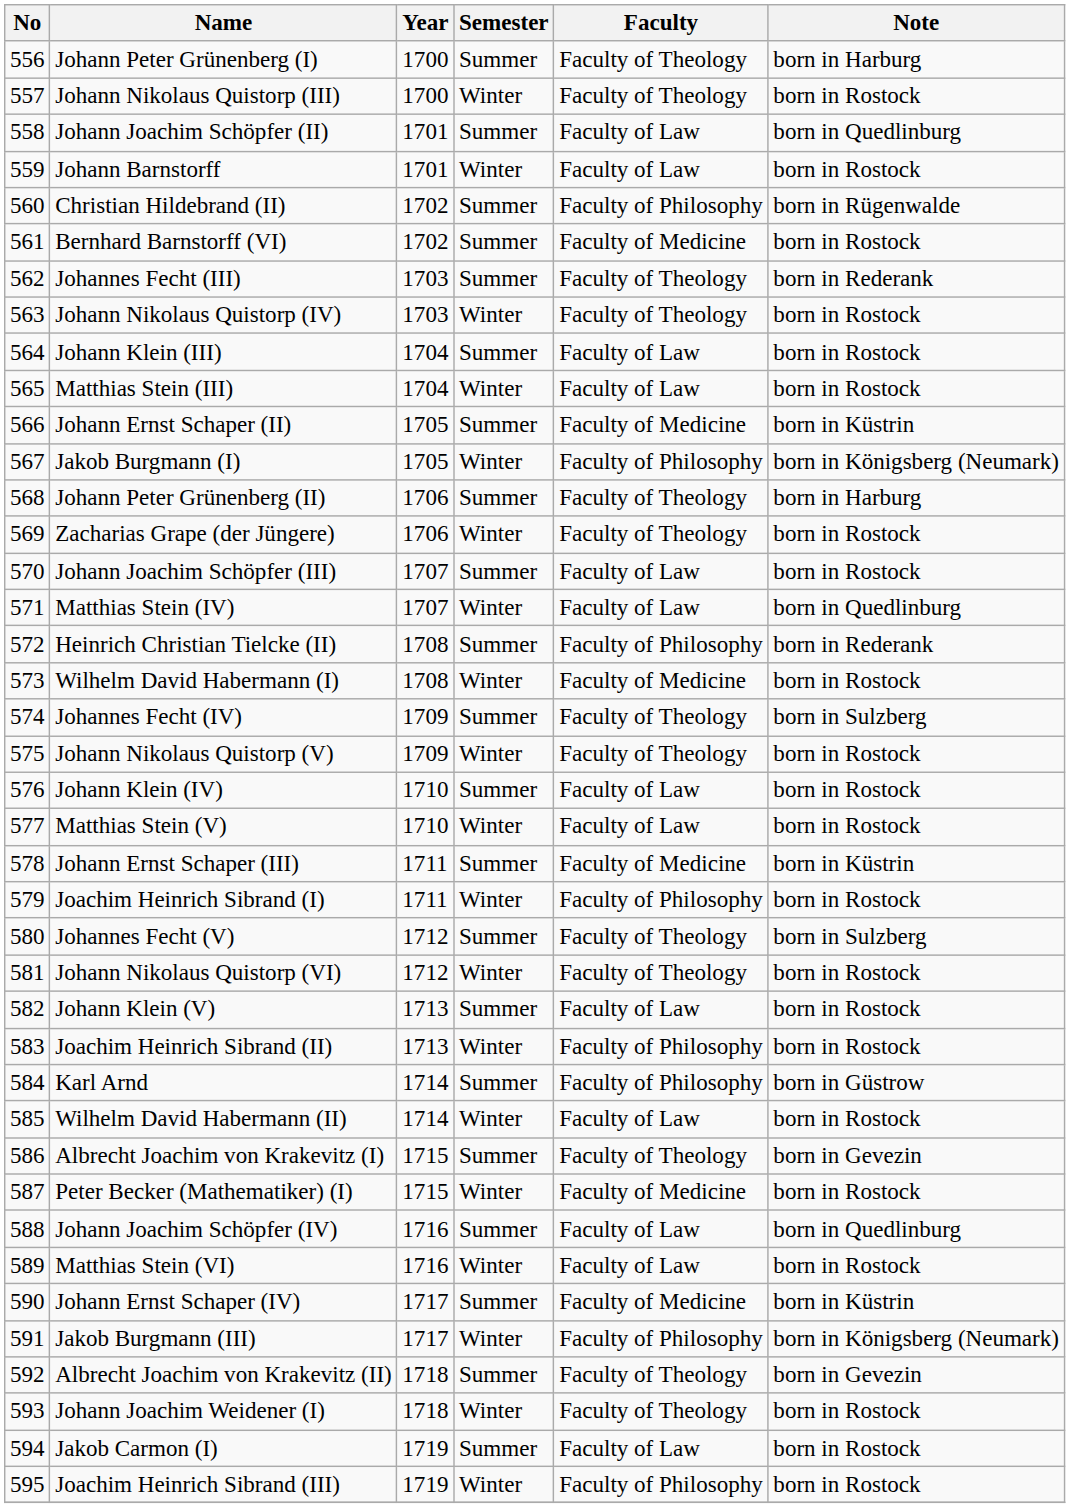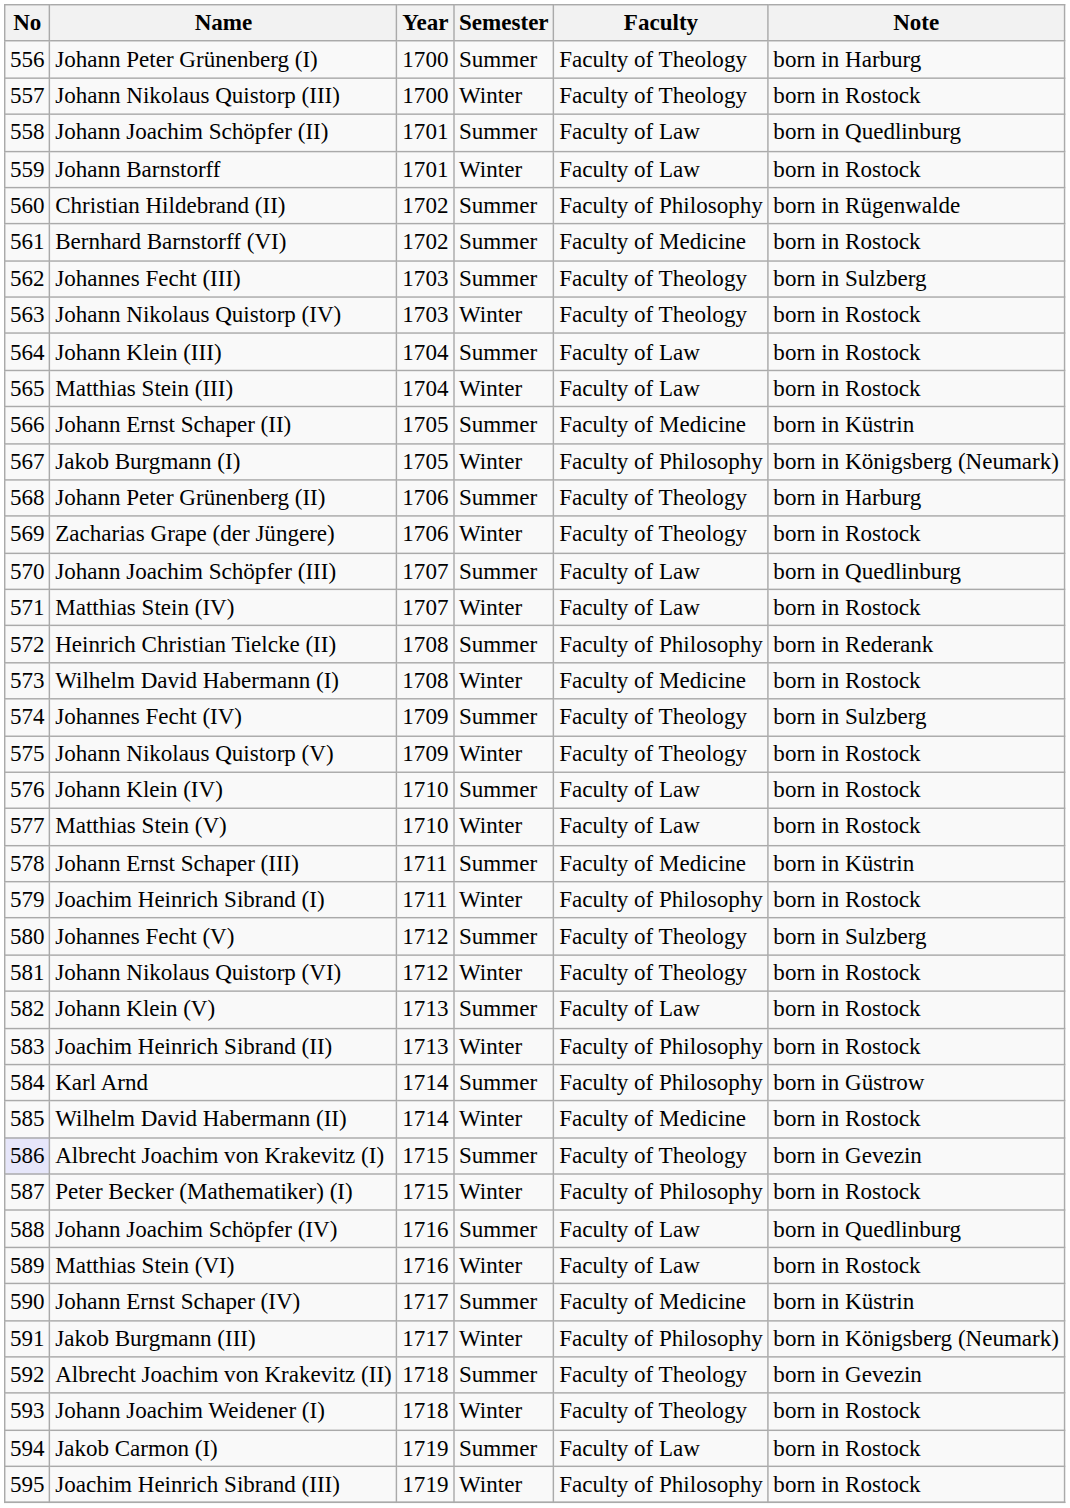(853, 278) born in Rederank -> (850, 278) born in Sulzberg
(847, 570) born in Rostock -> (867, 570) born in Quedlinburg
(867, 607) born in Quedlinburg -> (847, 607) born in Rostock
(630, 1118) Faculty of Law -> (653, 1118) Faculty of Medicine
(27, 1155) no background -> (27, 1155) lavender background
(653, 1192) Faculty of Medicine -> (661, 1192) Faculty of Philosophy
